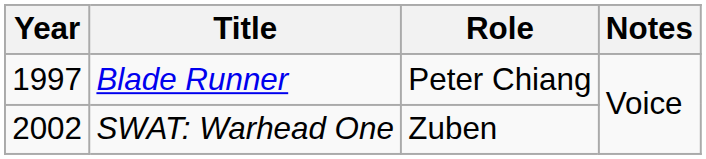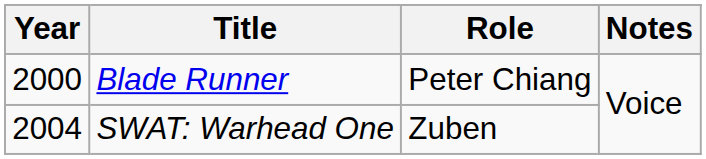(47, 79) 1997 -> (47, 79) 2000
(47, 128) 2002 -> (47, 128) 2004
